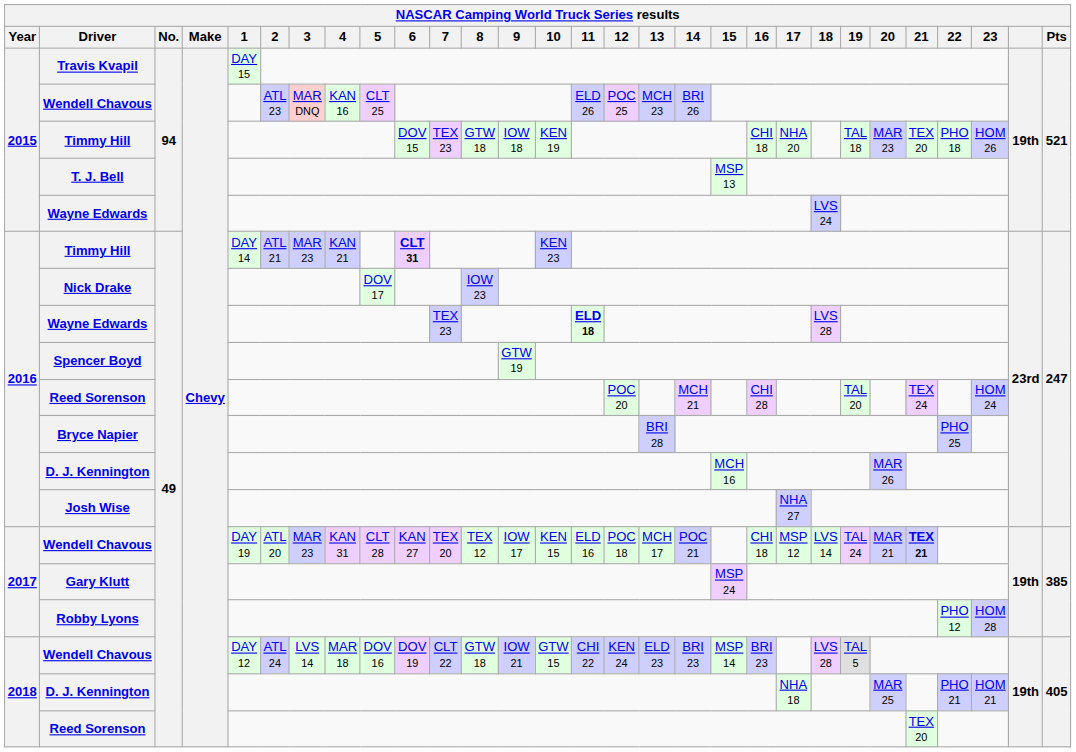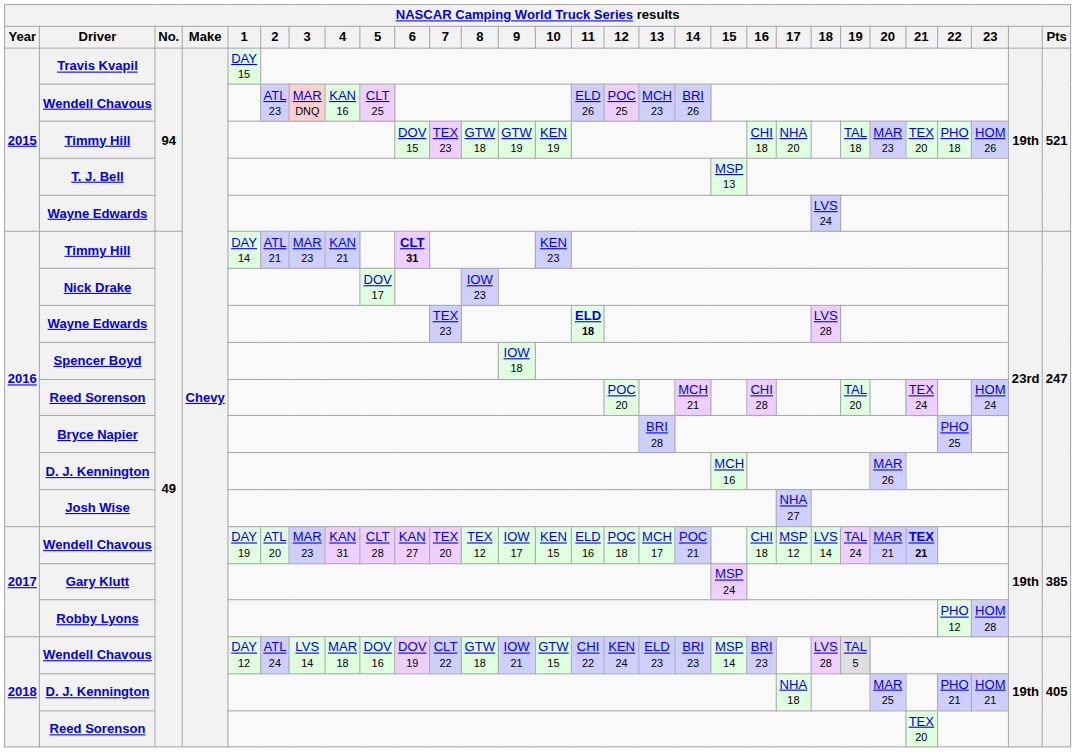(517, 139) IOW 18 -> (517, 139) GTW 19
(517, 360) GTW 19 -> (517, 360) IOW 18
